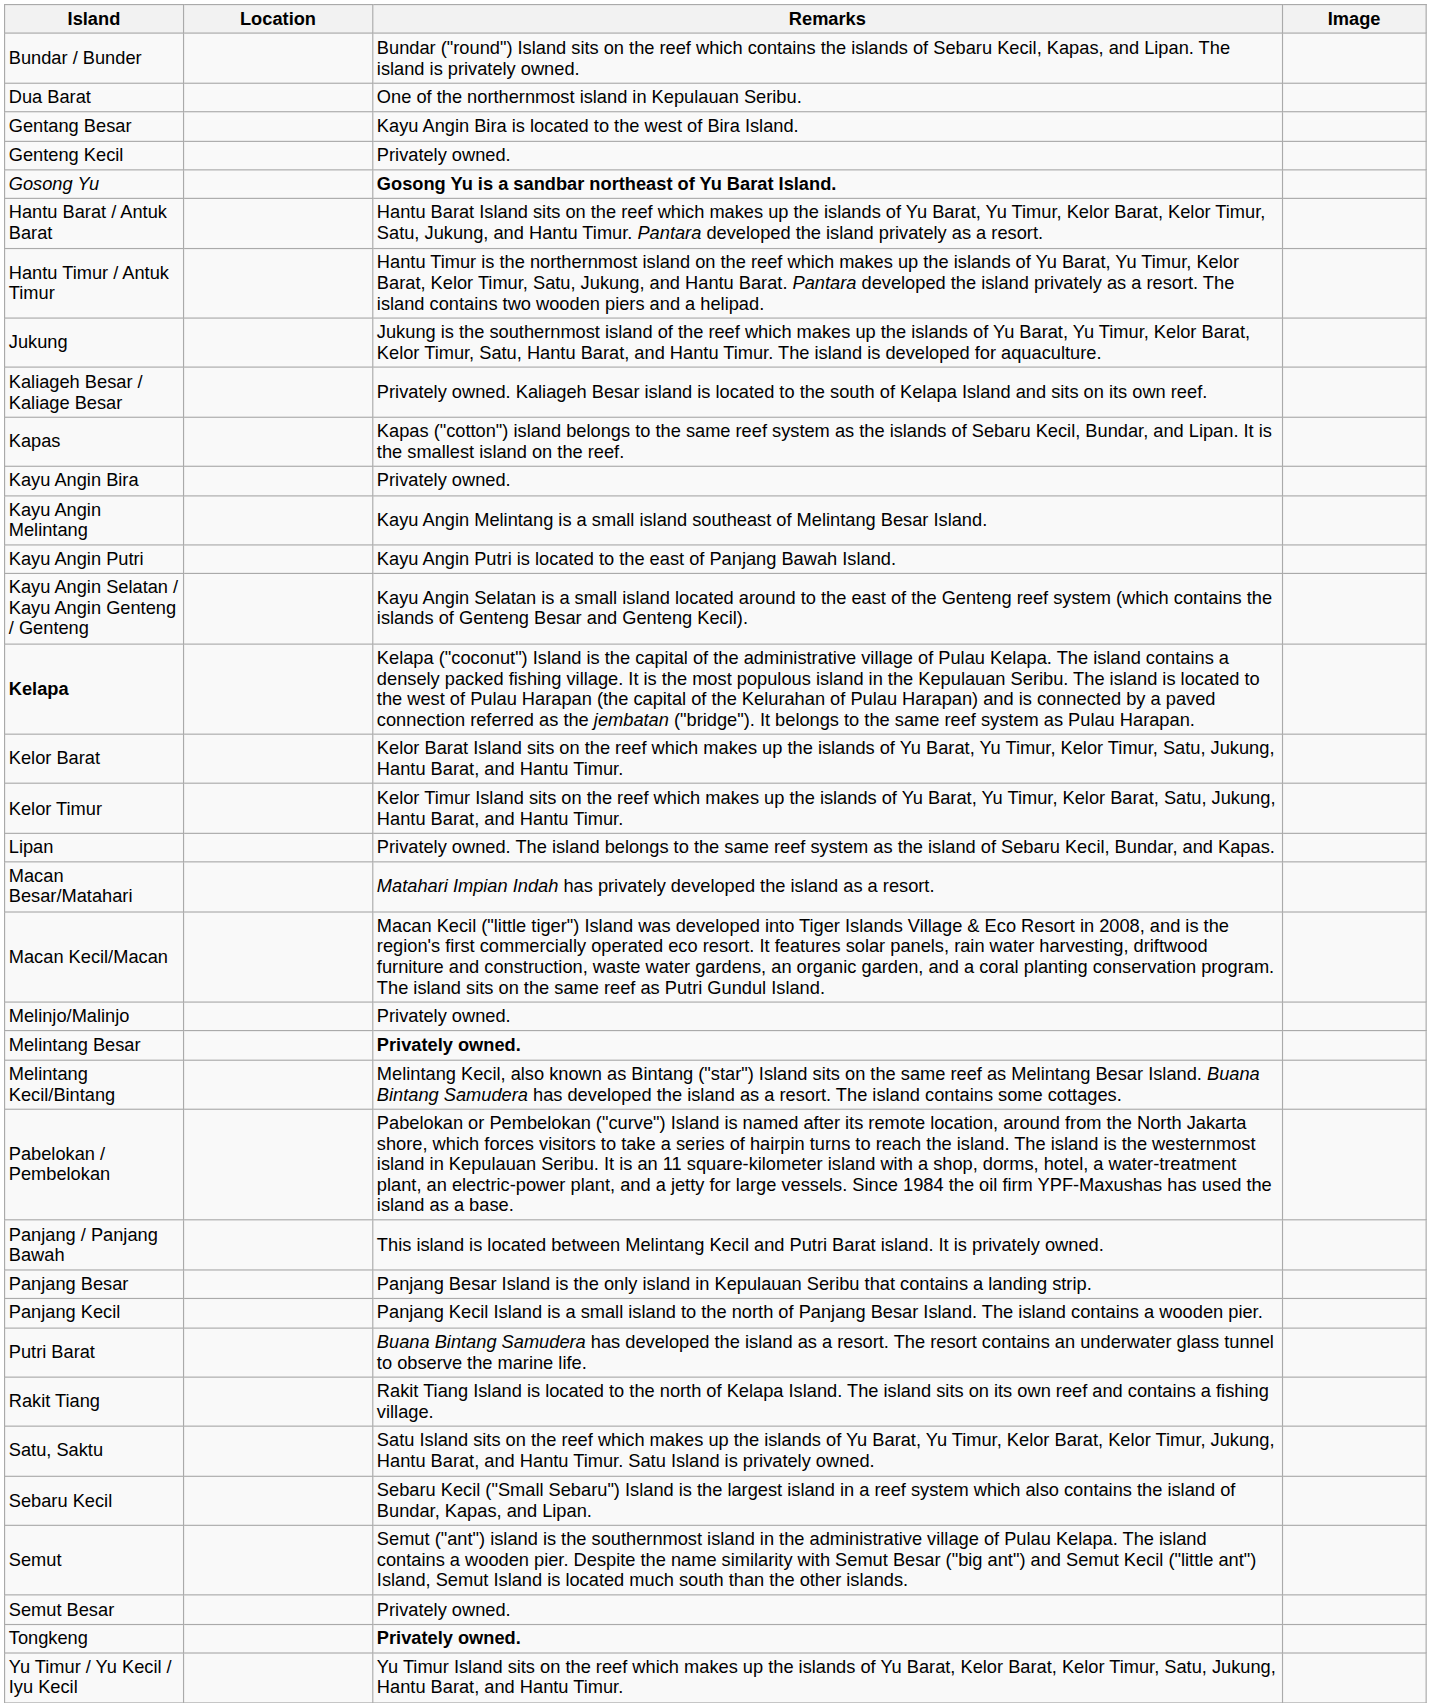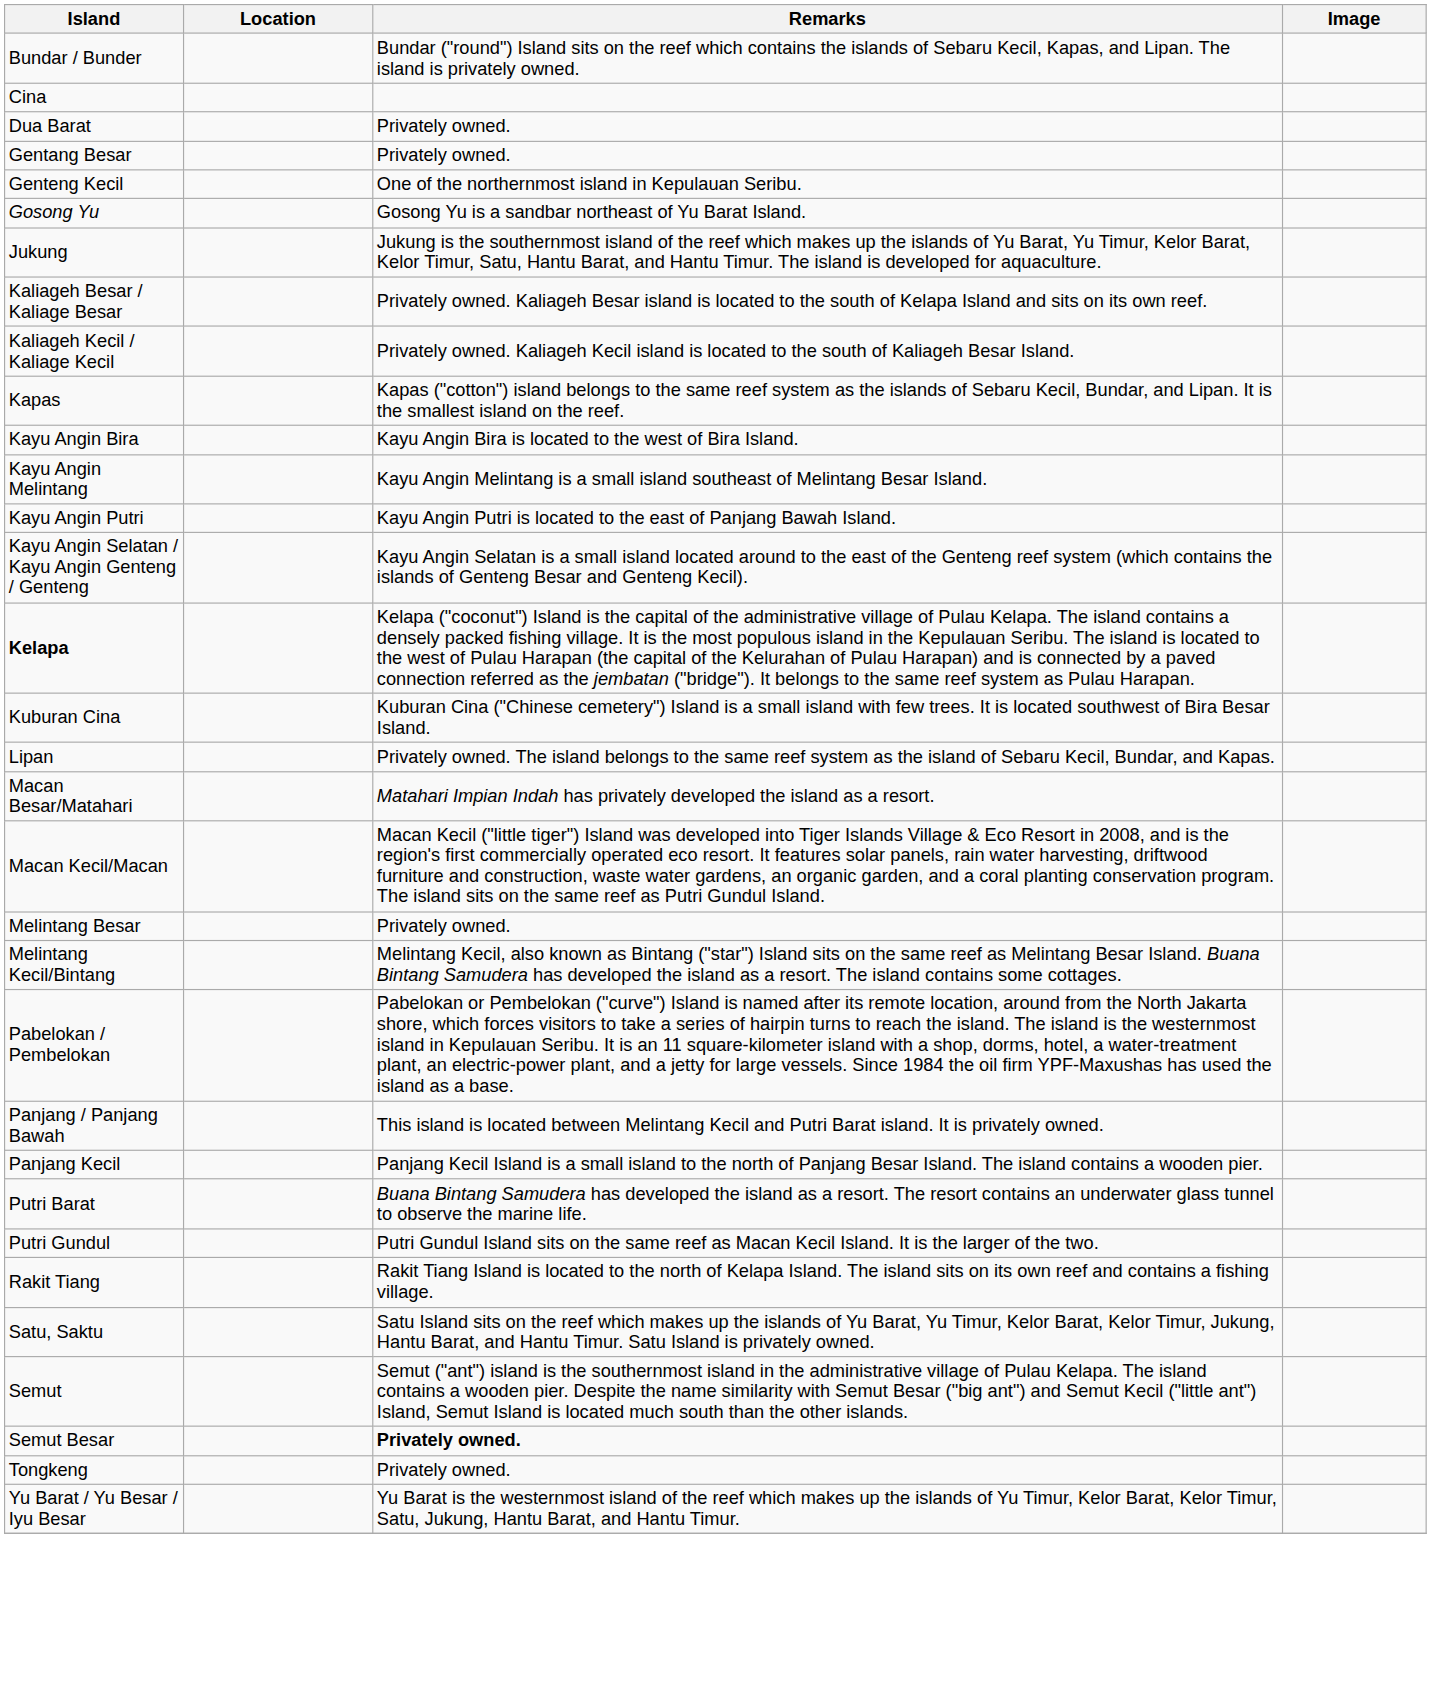+ row: (28, 97)
(589, 97) One of the northernmost island in Kepulauan Seribu. -> (444, 126) Privately owned.
(588, 126) Kayu Angin Bira is located to the west of Bira Island. -> (444, 155) Privately owned.
(444, 155) Privately owned. -> (589, 184) One of the northernmost island in Kepulauan Seribu.
(607, 184) bold -> (591, 213) normal
- row: (88, 223)
- row: (89, 283)
+ row: (72, 351)
(444, 480) Privately owned. -> (588, 439) Kayu Angin Bira is located to the west of Bira Island.
- row: (54, 758)
- row: (55, 808)
+ row: (65, 717)
- row: (69, 1016)
(449, 1045) bold -> (444, 925) normal
- row: (69, 1284)
+ row: (59, 1243)
- row: (60, 1500)
(444, 1609) normal -> (449, 1440) bold
(449, 1638) bold -> (444, 1469) normal
+ row: (93, 1508)
- row: (90, 1677)
